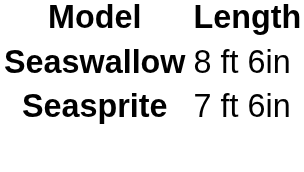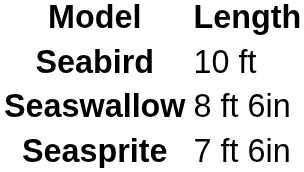+ row: (95, 62)
